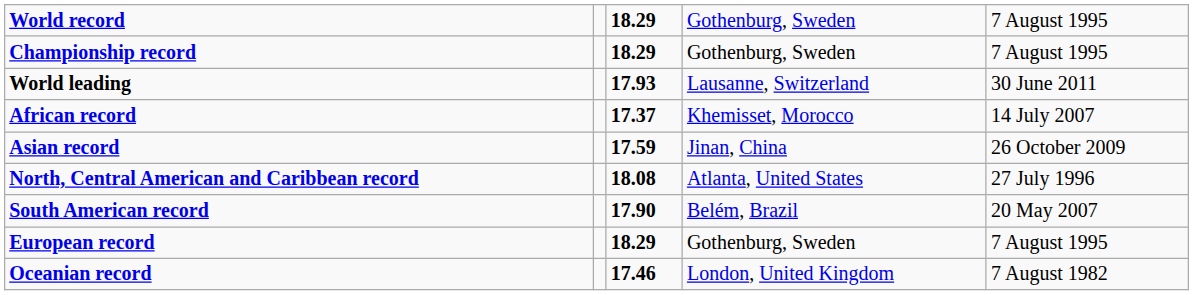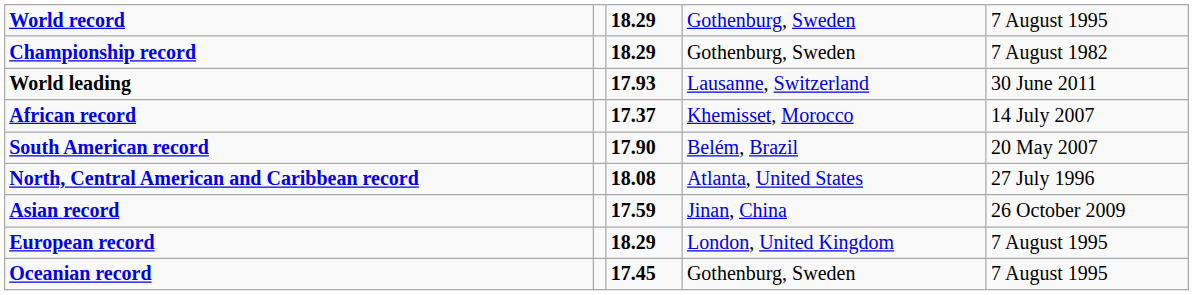(1049, 52) 7 August 1995 -> (1049, 52) 7 August 1982
rows swapped: (64, 147) <-> (109, 210)
(771, 242) Gothenburg, Sweden -> (791, 242) London, United Kingdom
(633, 274) 17.46 -> (633, 274) 17.45
(791, 274) London, United Kingdom -> (771, 274) Gothenburg, Sweden
(1049, 274) 7 August 1982 -> (1049, 274) 7 August 1995
